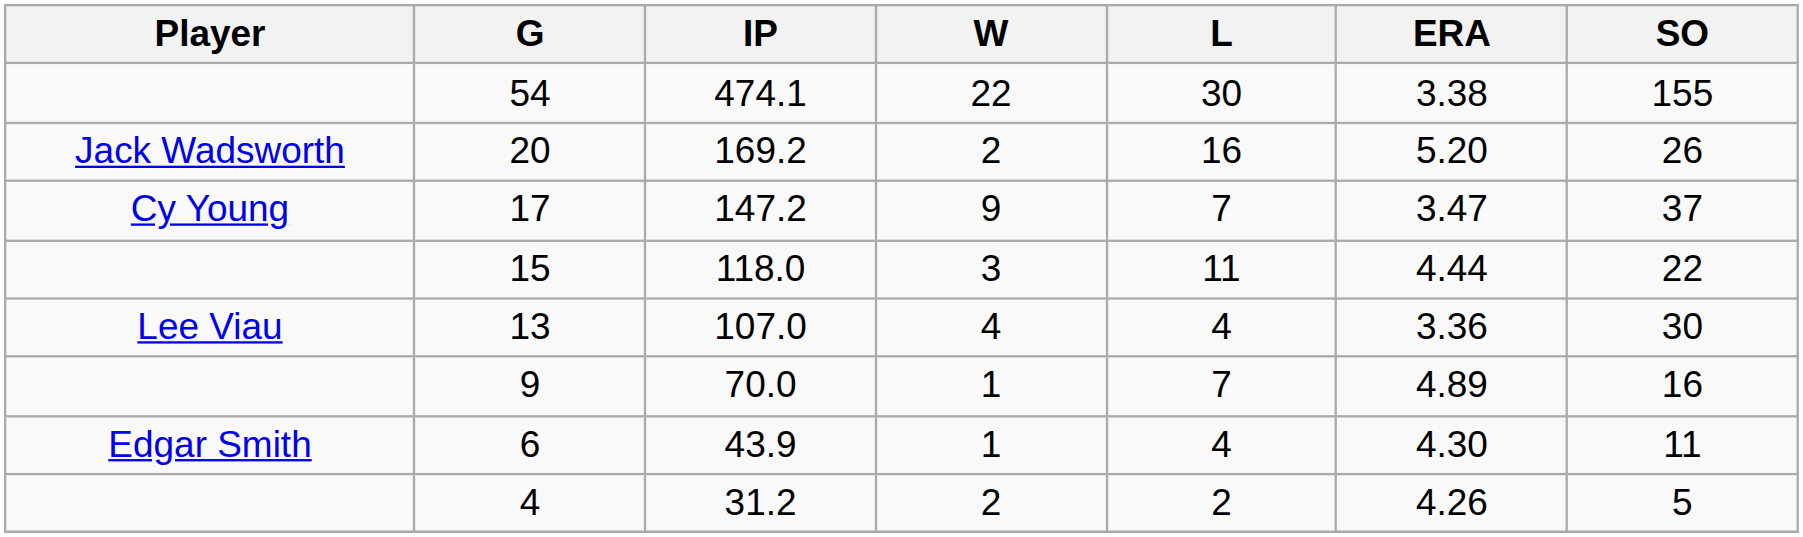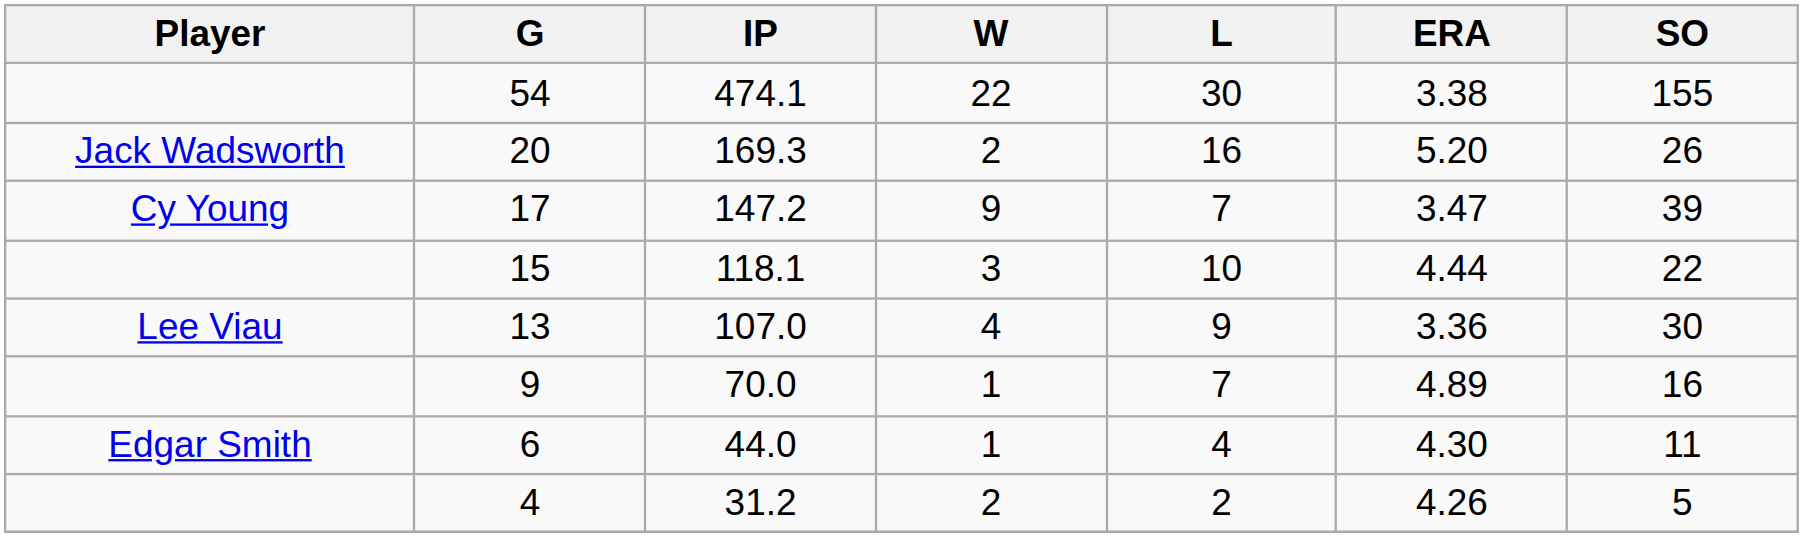(761, 151) 169.2 -> (761, 151) 169.3
(1682, 209) 37 -> (1682, 209) 39
(761, 268) 118.0 -> (761, 268) 118.1
(1221, 268) 11 -> (1221, 268) 10
(1221, 326) 4 -> (1221, 326) 9
(761, 444) 43.9 -> (761, 444) 44.0
